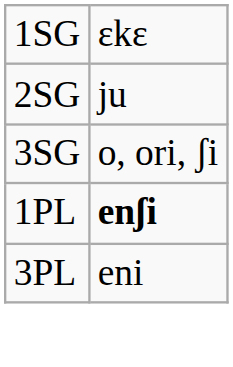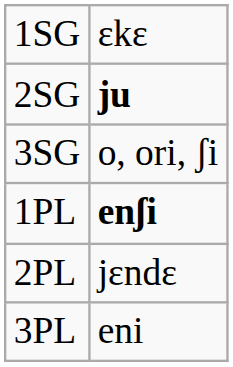(112, 93) normal -> (114, 93) bold
+ row: (45, 271)
